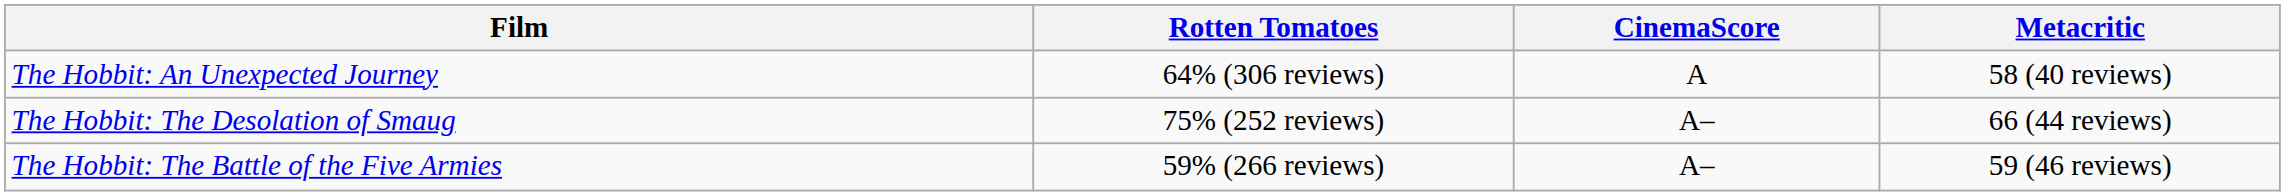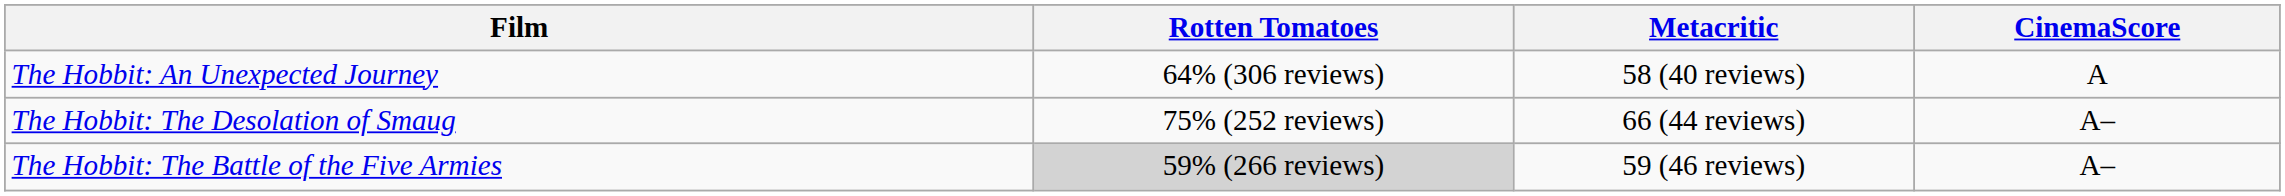columns swapped: (2080, 27) <-> (1697, 27)
(1274, 166) no background -> (1274, 166) lightgrey background
